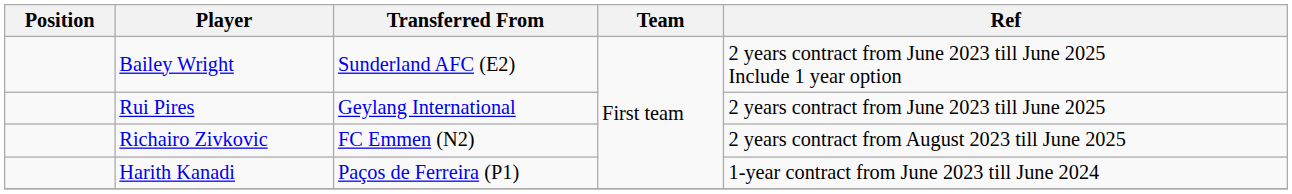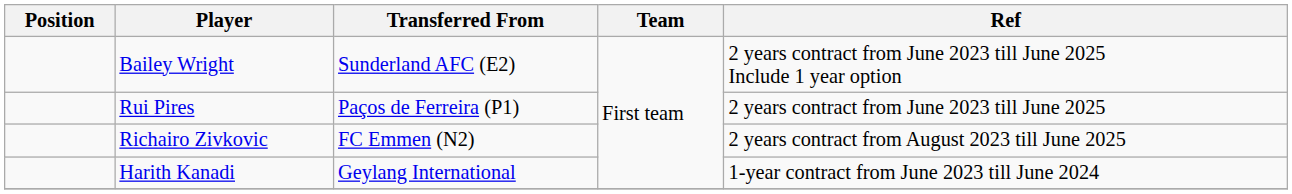(427, 107) Geylang International -> (429, 107) Paços de Ferreira (P1)
(429, 172) Paços de Ferreira (P1) -> (427, 172) Geylang International
